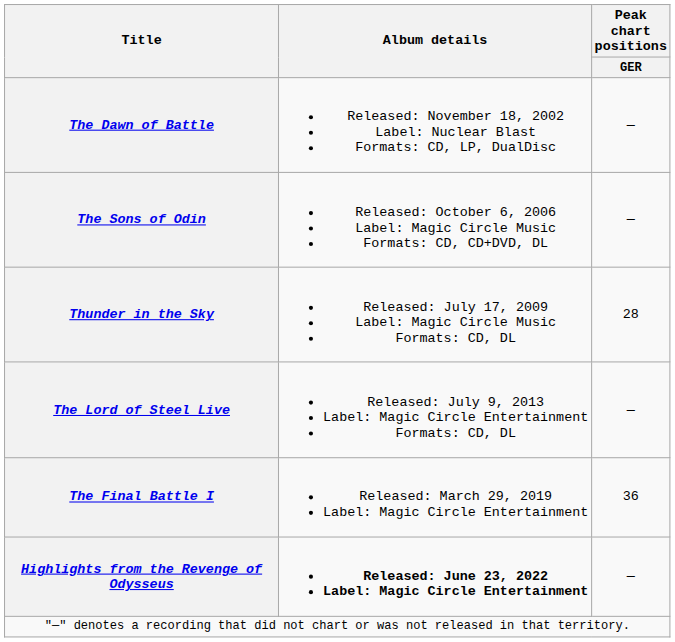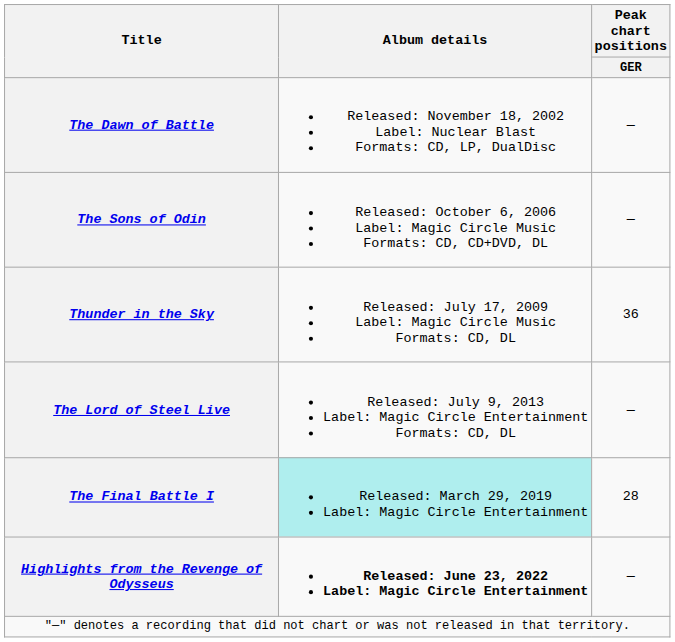(631, 315) 28 -> (631, 315) 36
(435, 505) no background -> (435, 505) paleturquoise background
(631, 497) 36 -> (631, 497) 28
